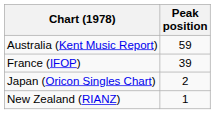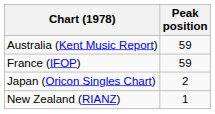(185, 63) 39 -> (185, 63) 59
